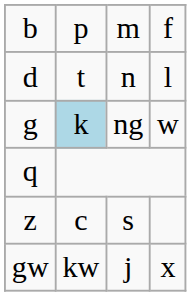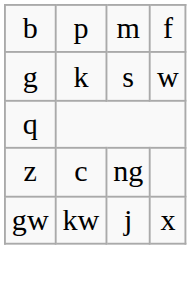- row: (30, 76)
(81, 123) lightblue background -> (81, 76) no background
(128, 123) ng -> (128, 76) s
(128, 219) s -> (128, 171) ng
